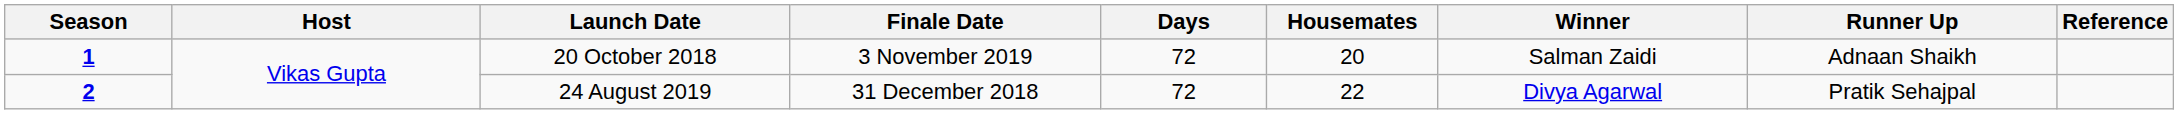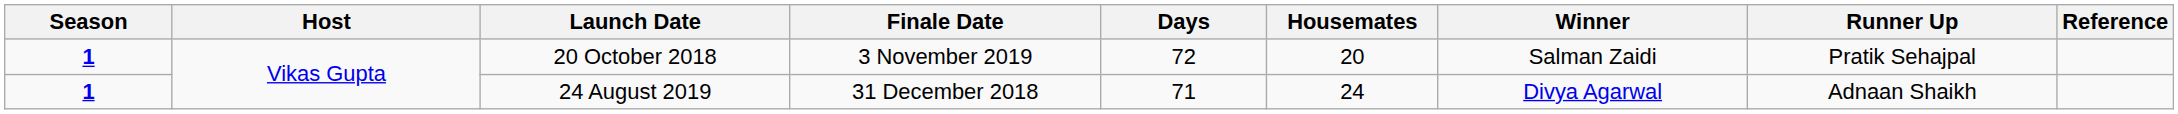(1902, 56) Adnaan Shaikh -> (1902, 56) Pratik Sehajpal
(89, 91) 2 -> (89, 91) 1
(1184, 91) 72 -> (1184, 91) 71
(1352, 91) 22 -> (1352, 91) 24
(1902, 91) Pratik Sehajpal -> (1902, 91) Adnaan Shaikh
